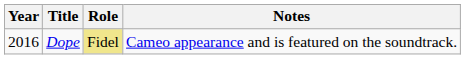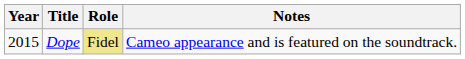(24, 41) 2016 -> (24, 41) 2015
